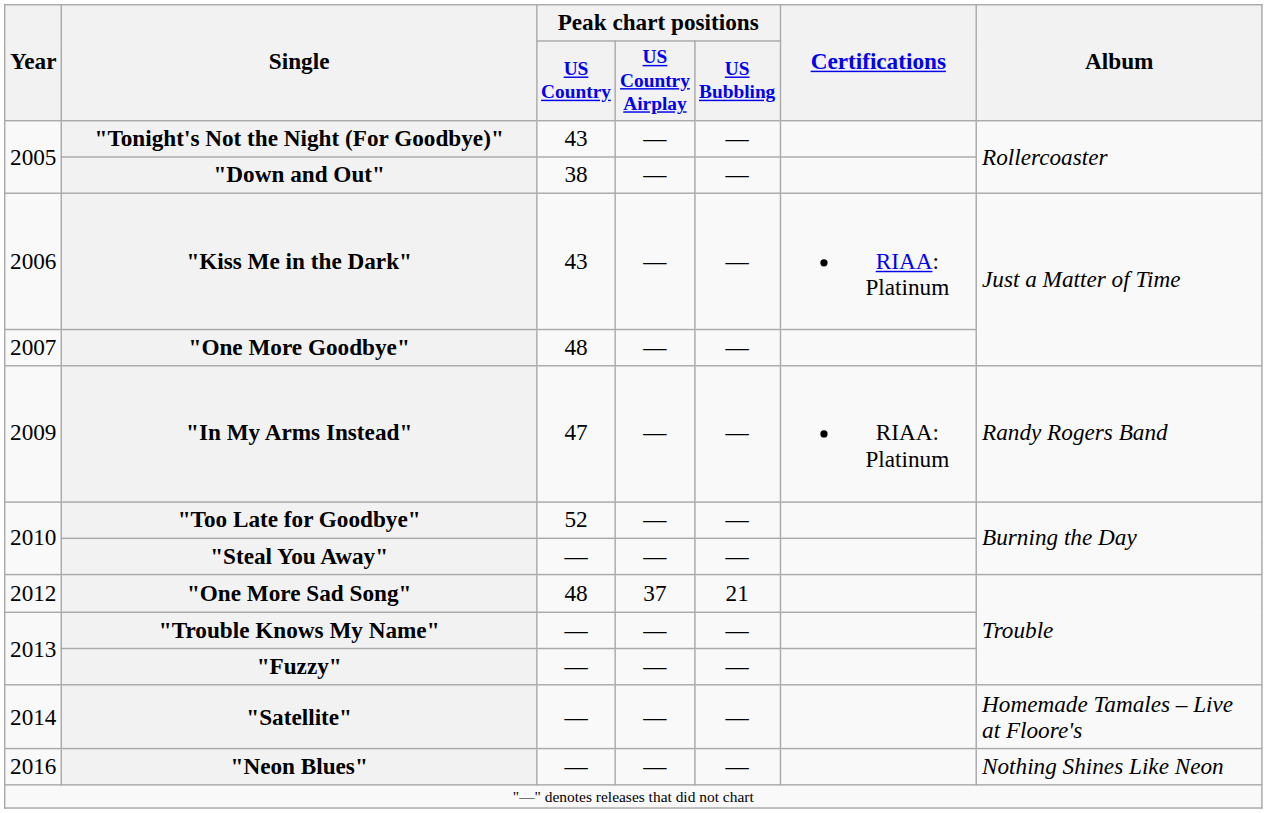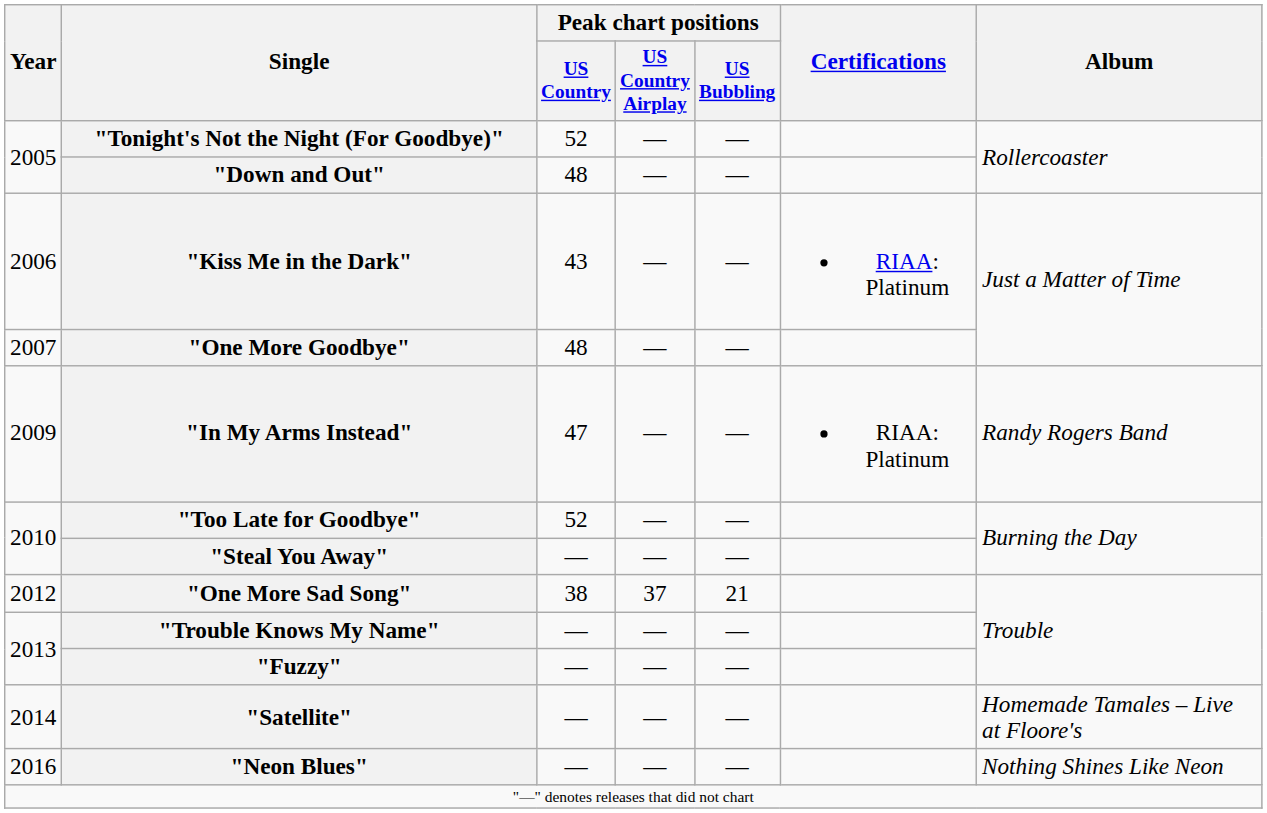(576, 138) 43 -> (576, 138) 52
(576, 175) 38 -> (576, 175) 48
(576, 593) 48 -> (576, 593) 38
